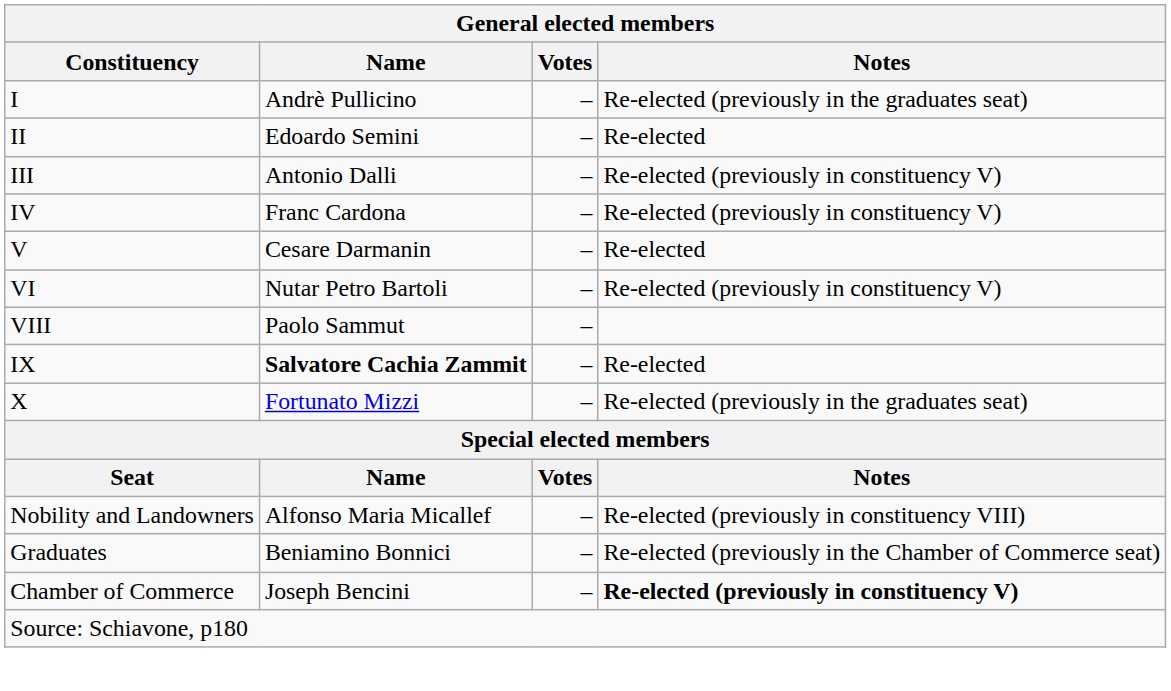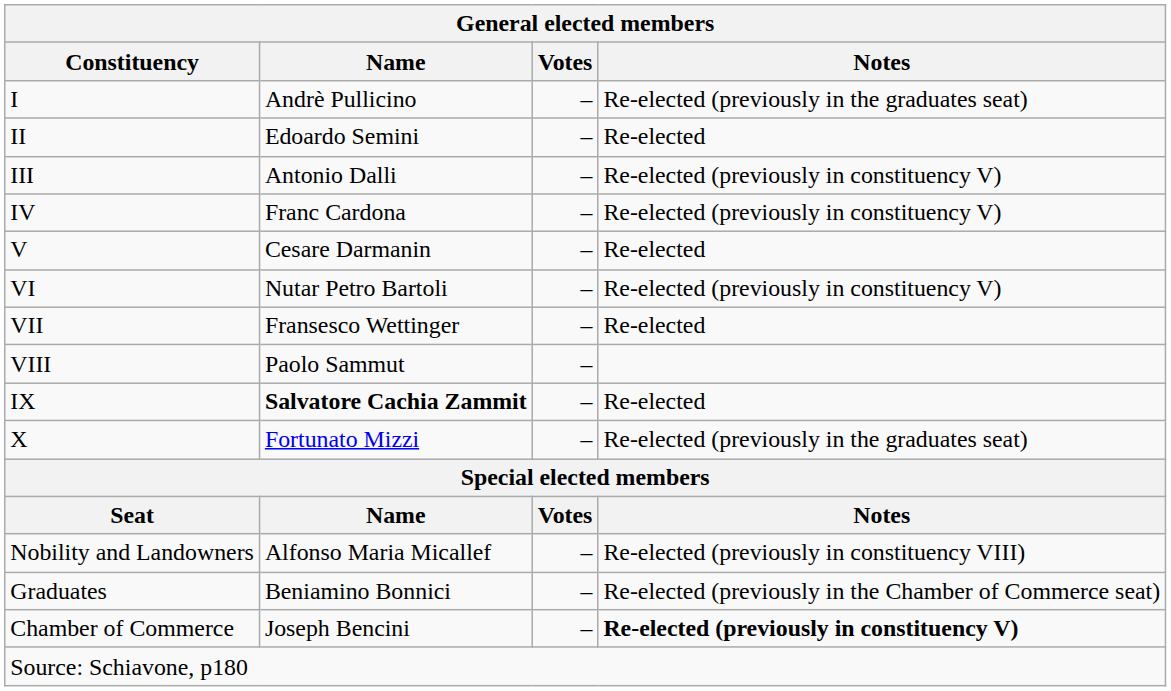+ row: (27, 325)
